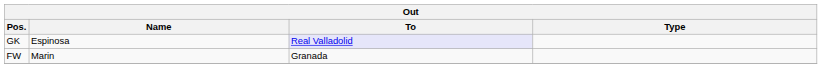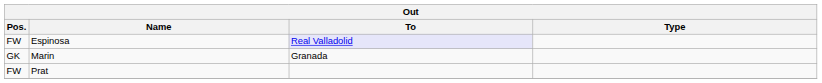(13, 42) GK -> (14, 42) FW
(14, 56) FW -> (13, 56) GK
+ row: (39, 71)
